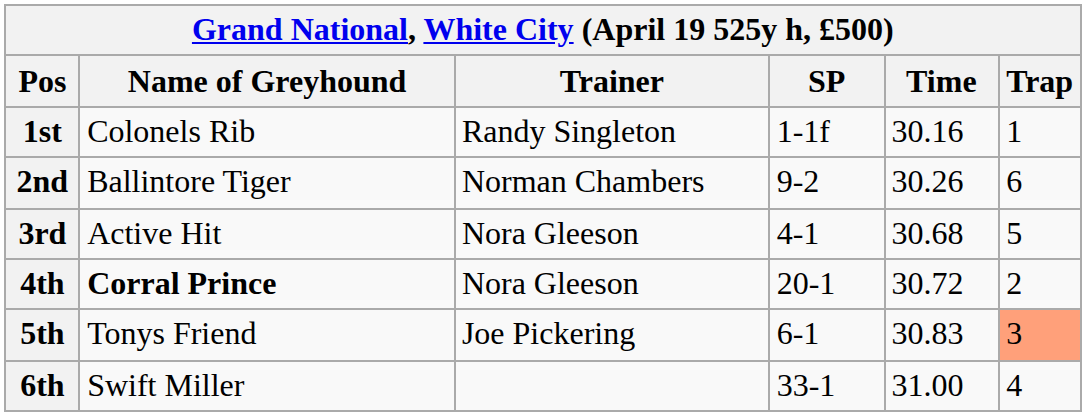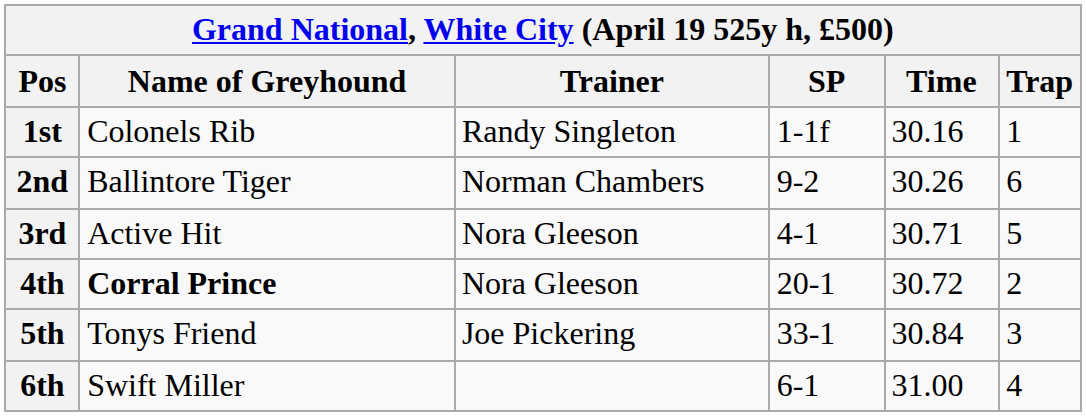(927, 232) 30.68 -> (927, 232) 30.71
(798, 334) 6-1 -> (806, 334) 33-1
(927, 334) 30.83 -> (927, 334) 30.84
(1014, 334) lightsalmon background -> (1014, 334) no background
(806, 385) 33-1 -> (798, 385) 6-1
